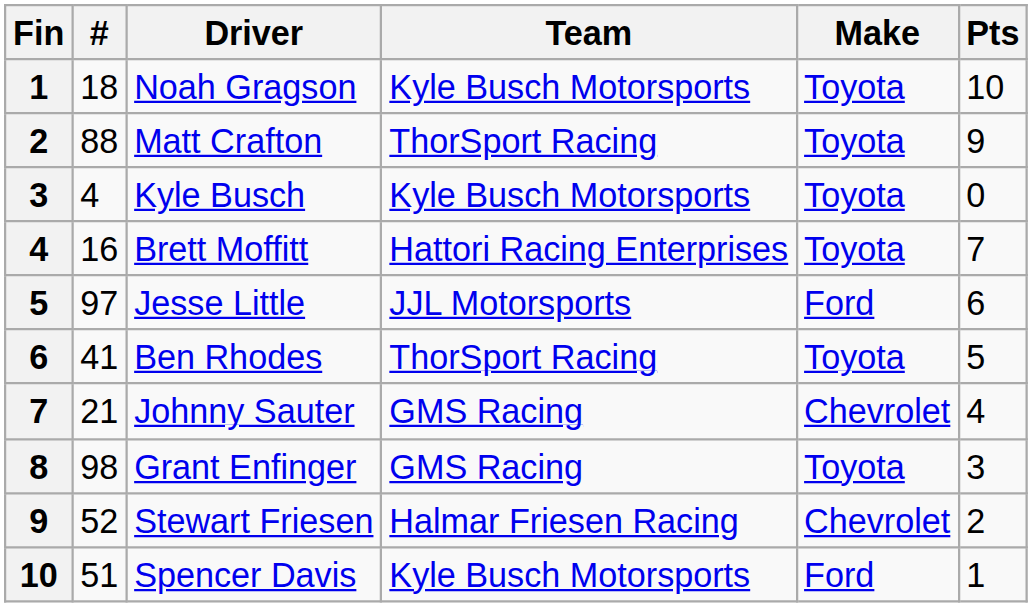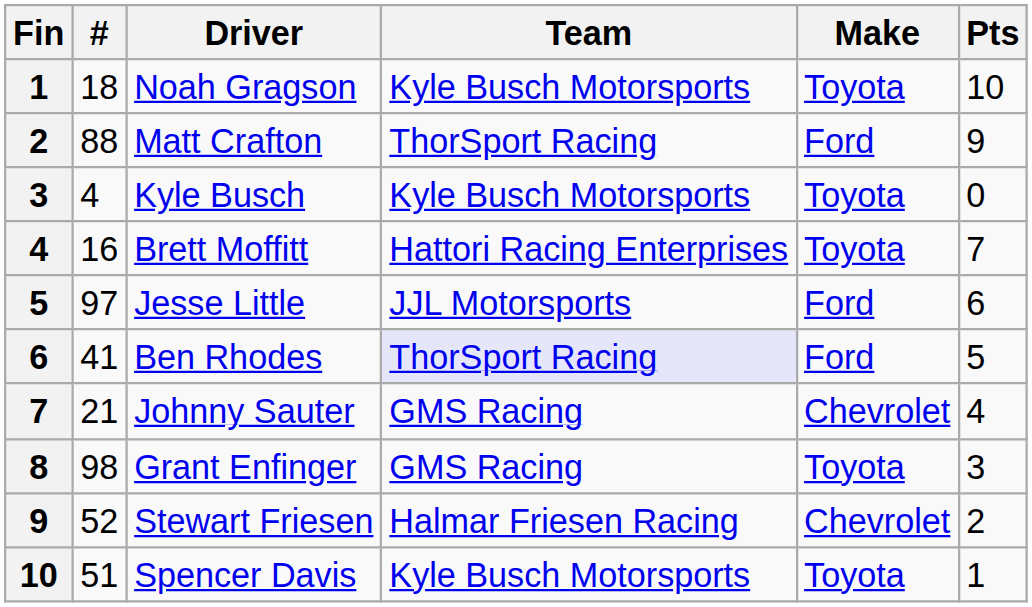(854, 141) Toyota -> (839, 141) Ford
(523, 357) no background -> (523, 357) lavender background
(854, 357) Toyota -> (839, 357) Ford
(839, 574) Ford -> (854, 574) Toyota
